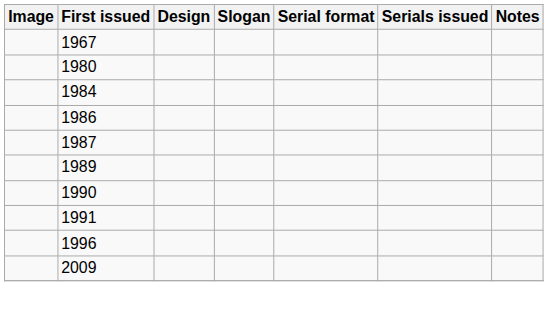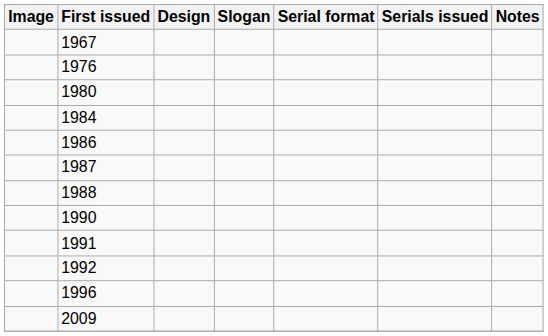+ row: (79, 67)
+ row: (79, 192)
- row: (79, 167)
+ row: (79, 268)
